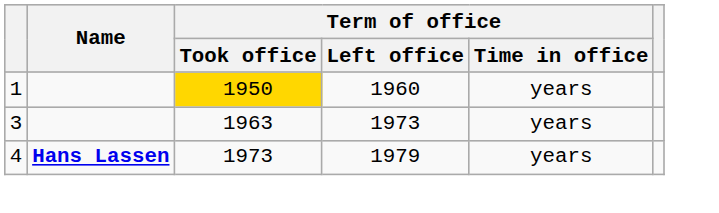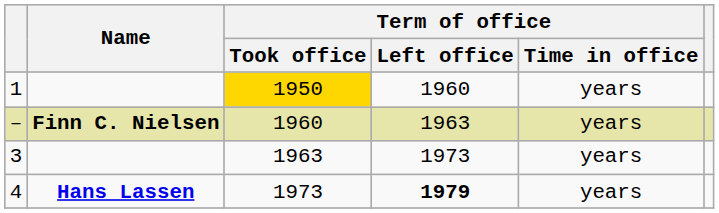+ row: (16, 123)
(395, 157) normal -> (445, 191) bold
